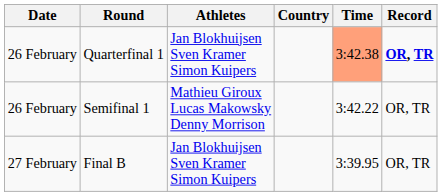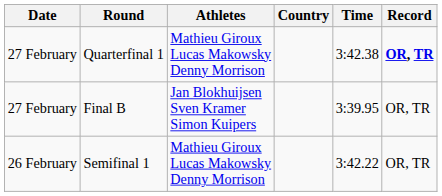(42, 54) 26 February -> (42, 54) 27 February
(216, 54) Jan Blokhuijsen Sven Kramer Simon Kuipers -> (221, 54) Mathieu Giroux Lucas Makowsky Denny Morrison
(357, 54) lightsalmon background -> (357, 54) no background
rows swapped: (117, 109) <-> (105, 163)
